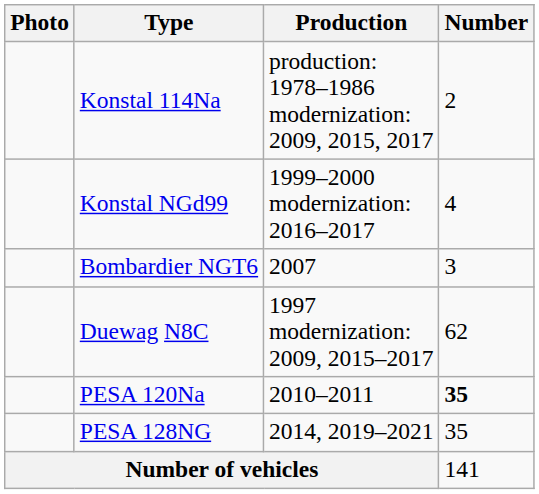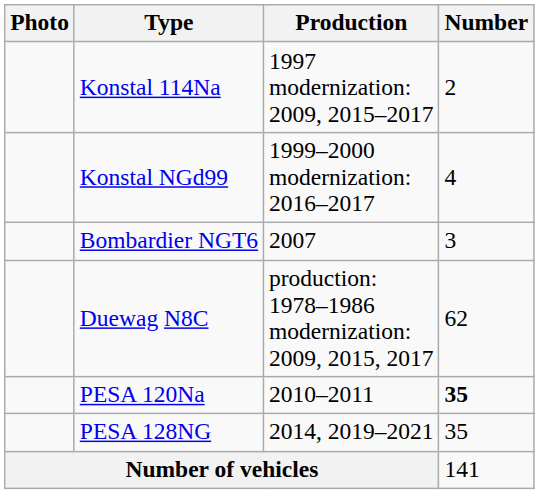(351, 100) production: 1978–1986 modernization: 2009, 2015, 2017 -> (351, 86) 1997 modernization: 2009, 2015–2017
(351, 331) 1997 modernization: 2009, 2015–2017 -> (351, 317) production: 1978–1986 modernization: 2009, 2015, 2017
